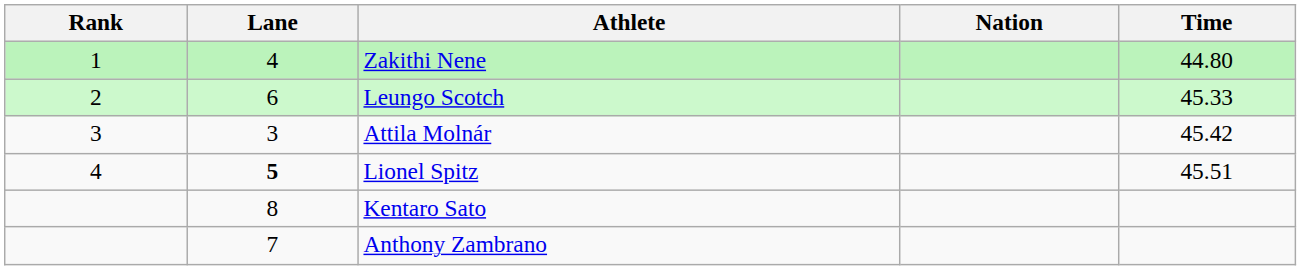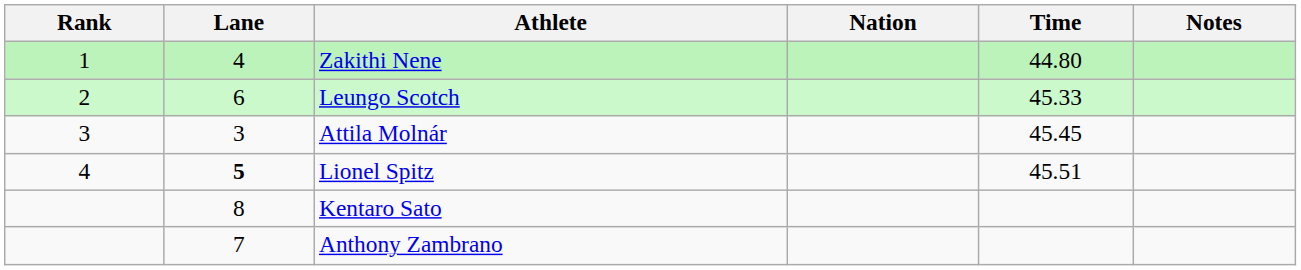+ column: (1214, 23)
(1207, 134) 45.42 -> (1056, 134) 45.45
